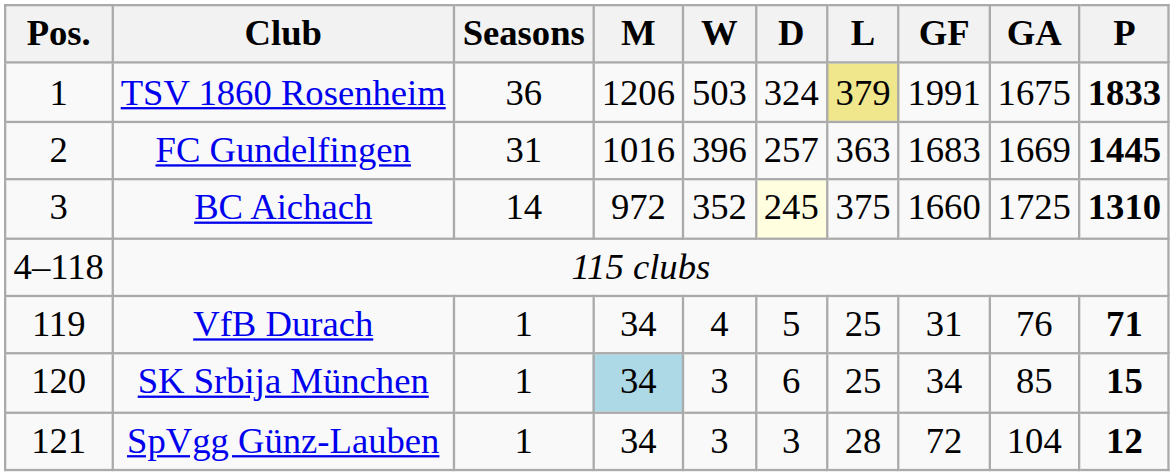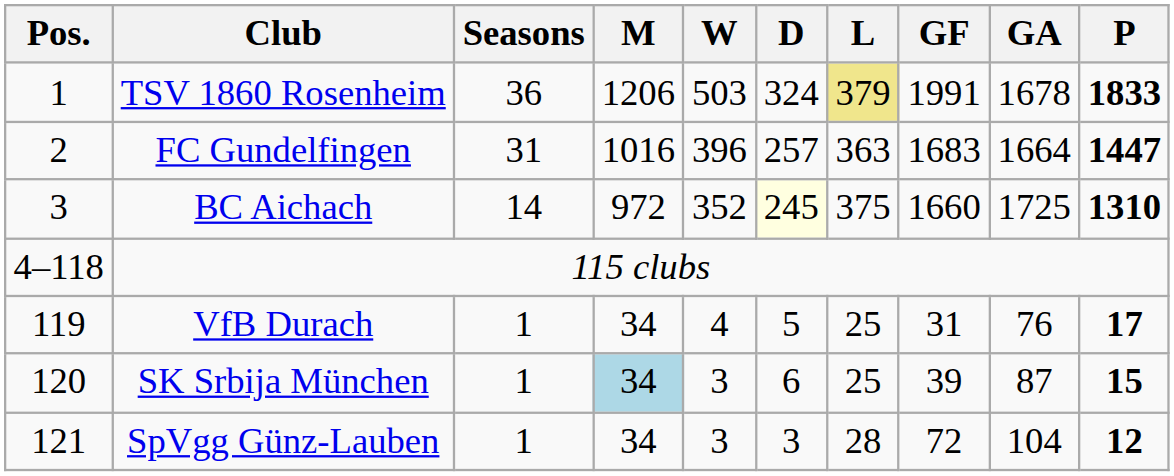(1034, 91) 1675 -> (1034, 91) 1678
(1034, 149) 1669 -> (1034, 149) 1664
(1124, 149) 1445 -> (1124, 149) 1447
(1124, 324) 71 -> (1124, 324) 17
(944, 382) 34 -> (944, 382) 39
(1034, 382) 85 -> (1034, 382) 87
